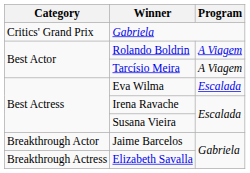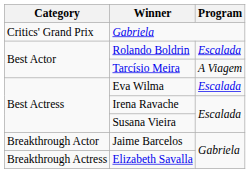(220, 50) A Viagem -> (219, 50) Escalada
